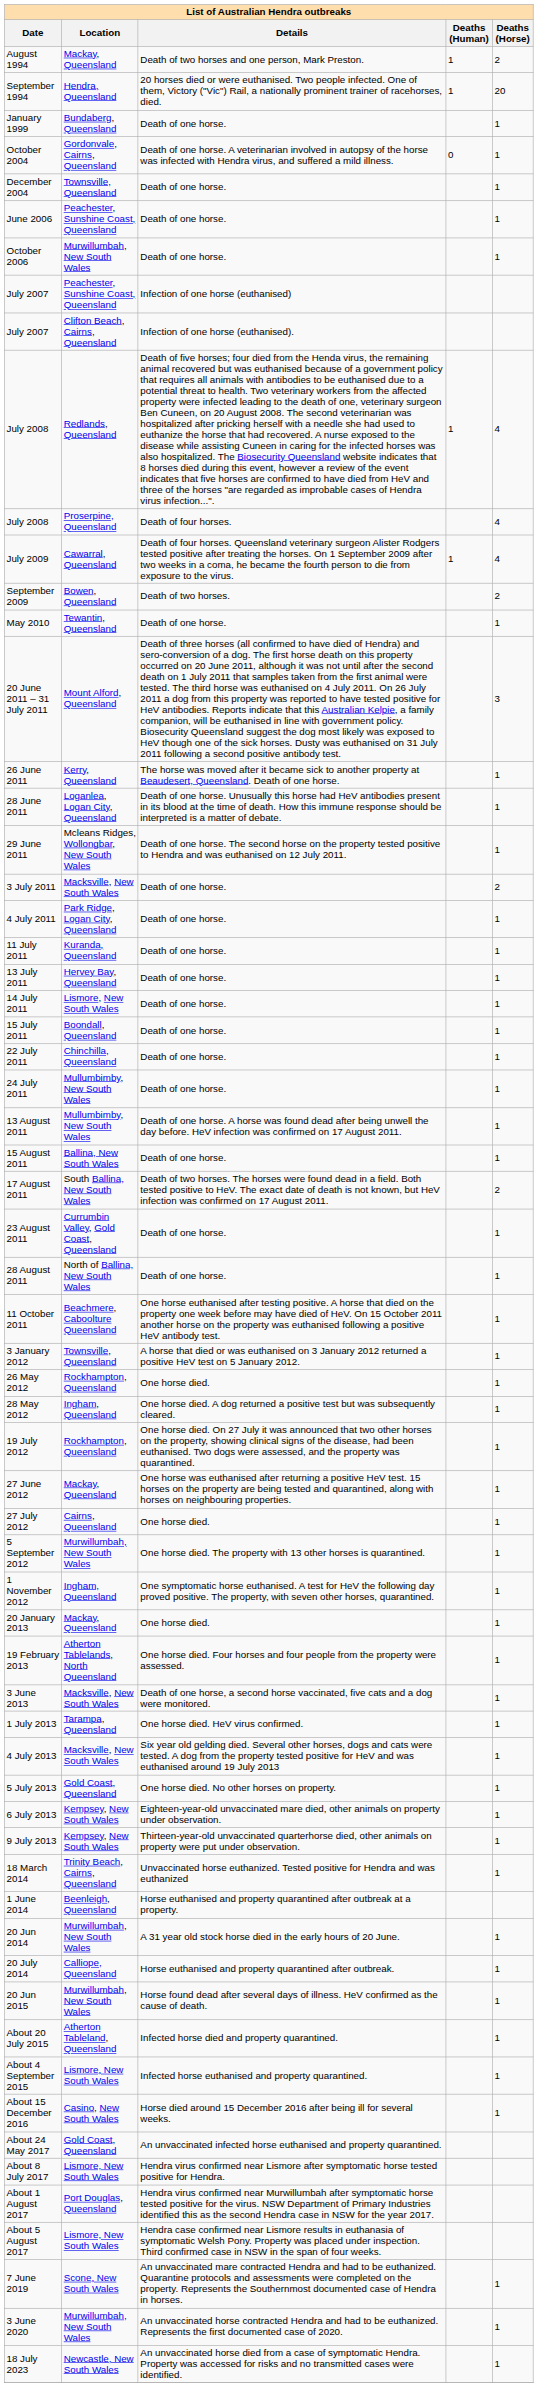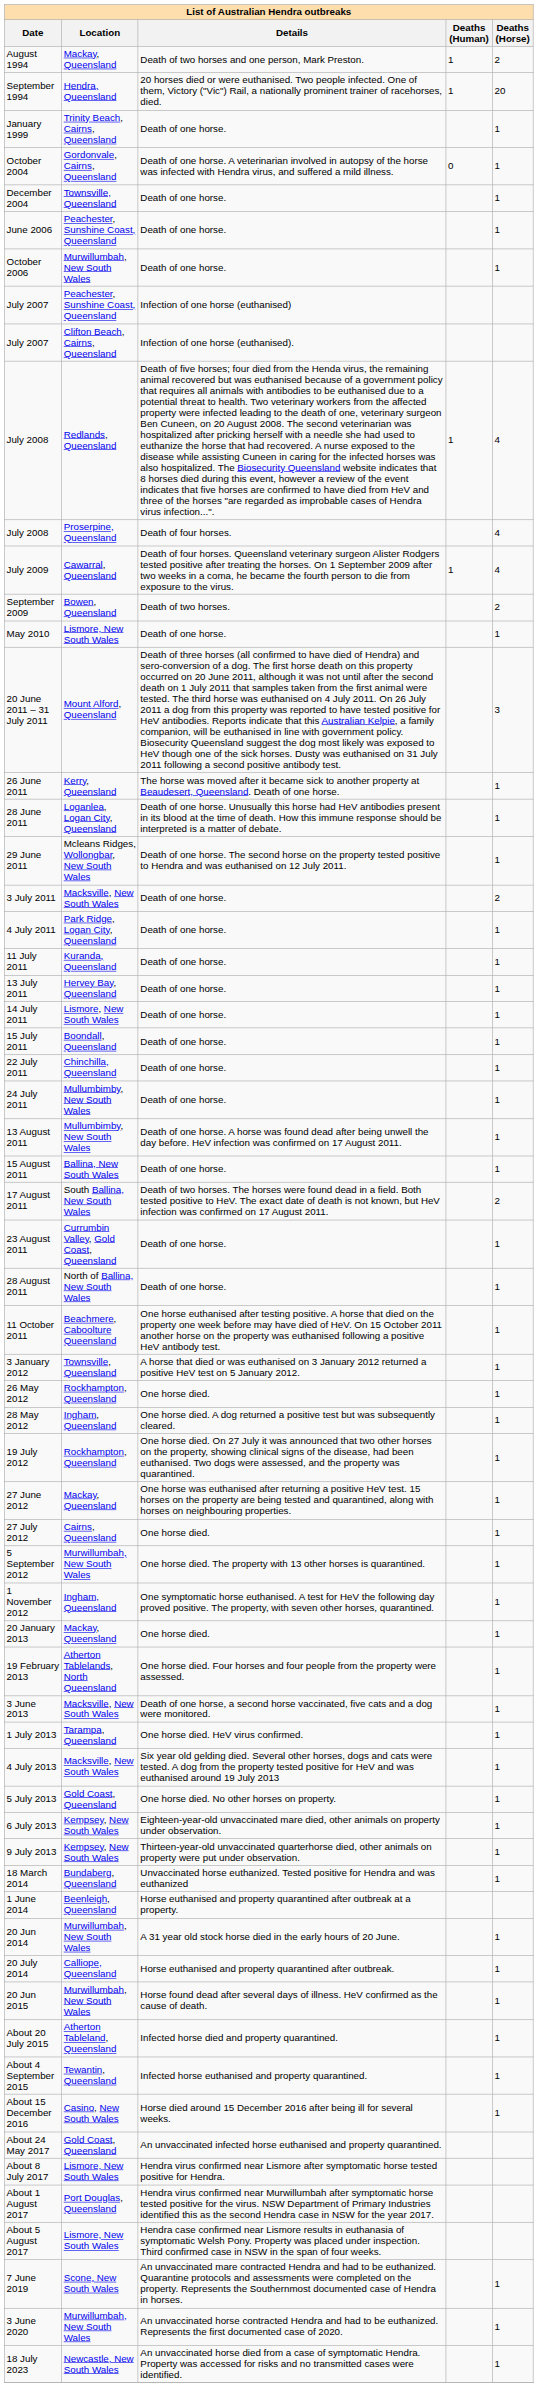(90, 123) Bundaberg, Queensland -> (93, 129) Trinity Beach, Cairns, Queensland
(90, 623) Tewantin, Queensland -> (94, 634) Lismore, New South Wales
(93, 1873) Trinity Beach, Cairns, Queensland -> (90, 1878) Bundaberg, Queensland
(94, 2075) Lismore, New South Wales -> (90, 2075) Tewantin, Queensland
